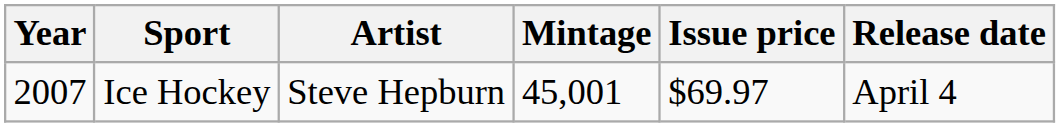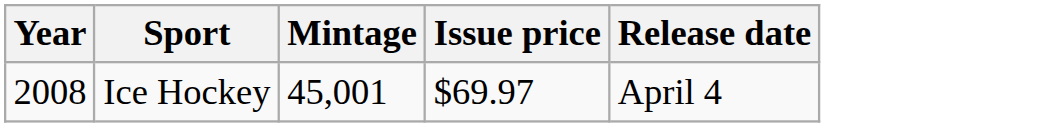- column: (396, 33)
(50, 91) 2007 -> (50, 91) 2008
